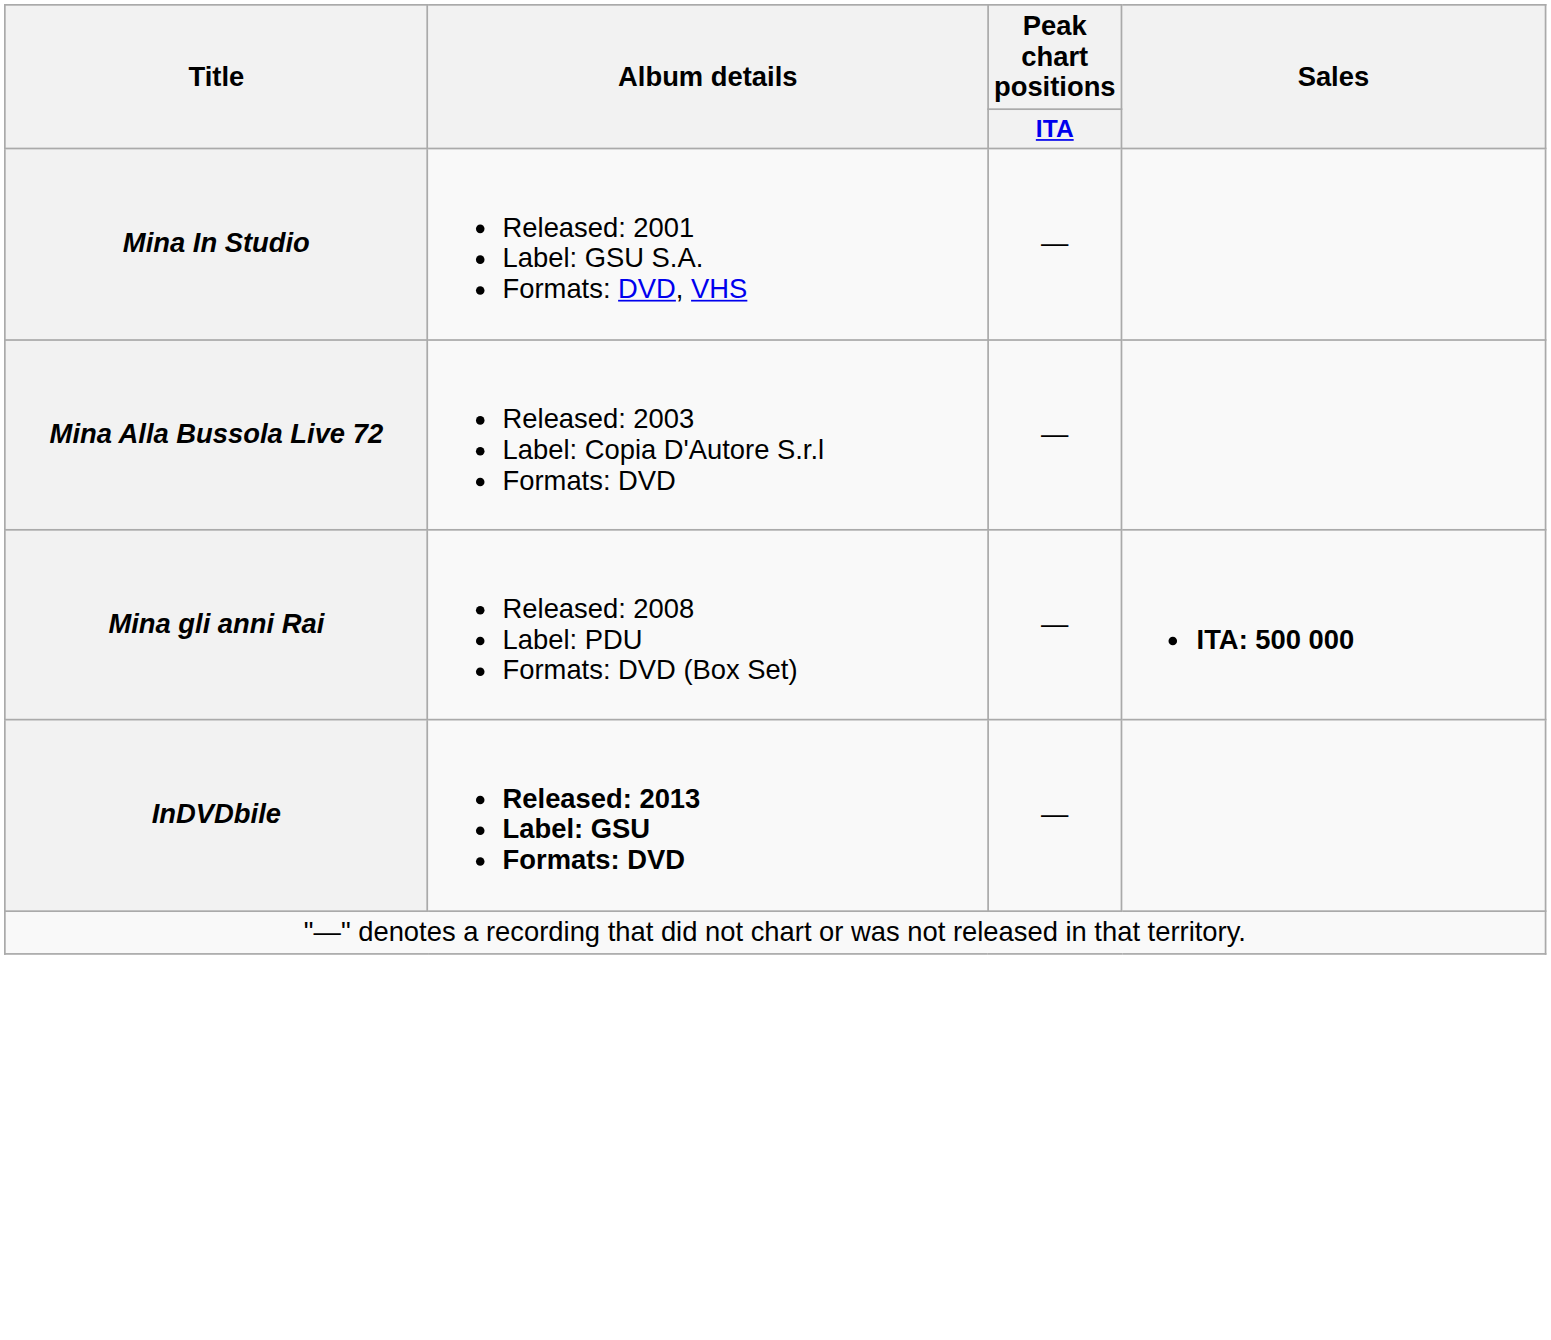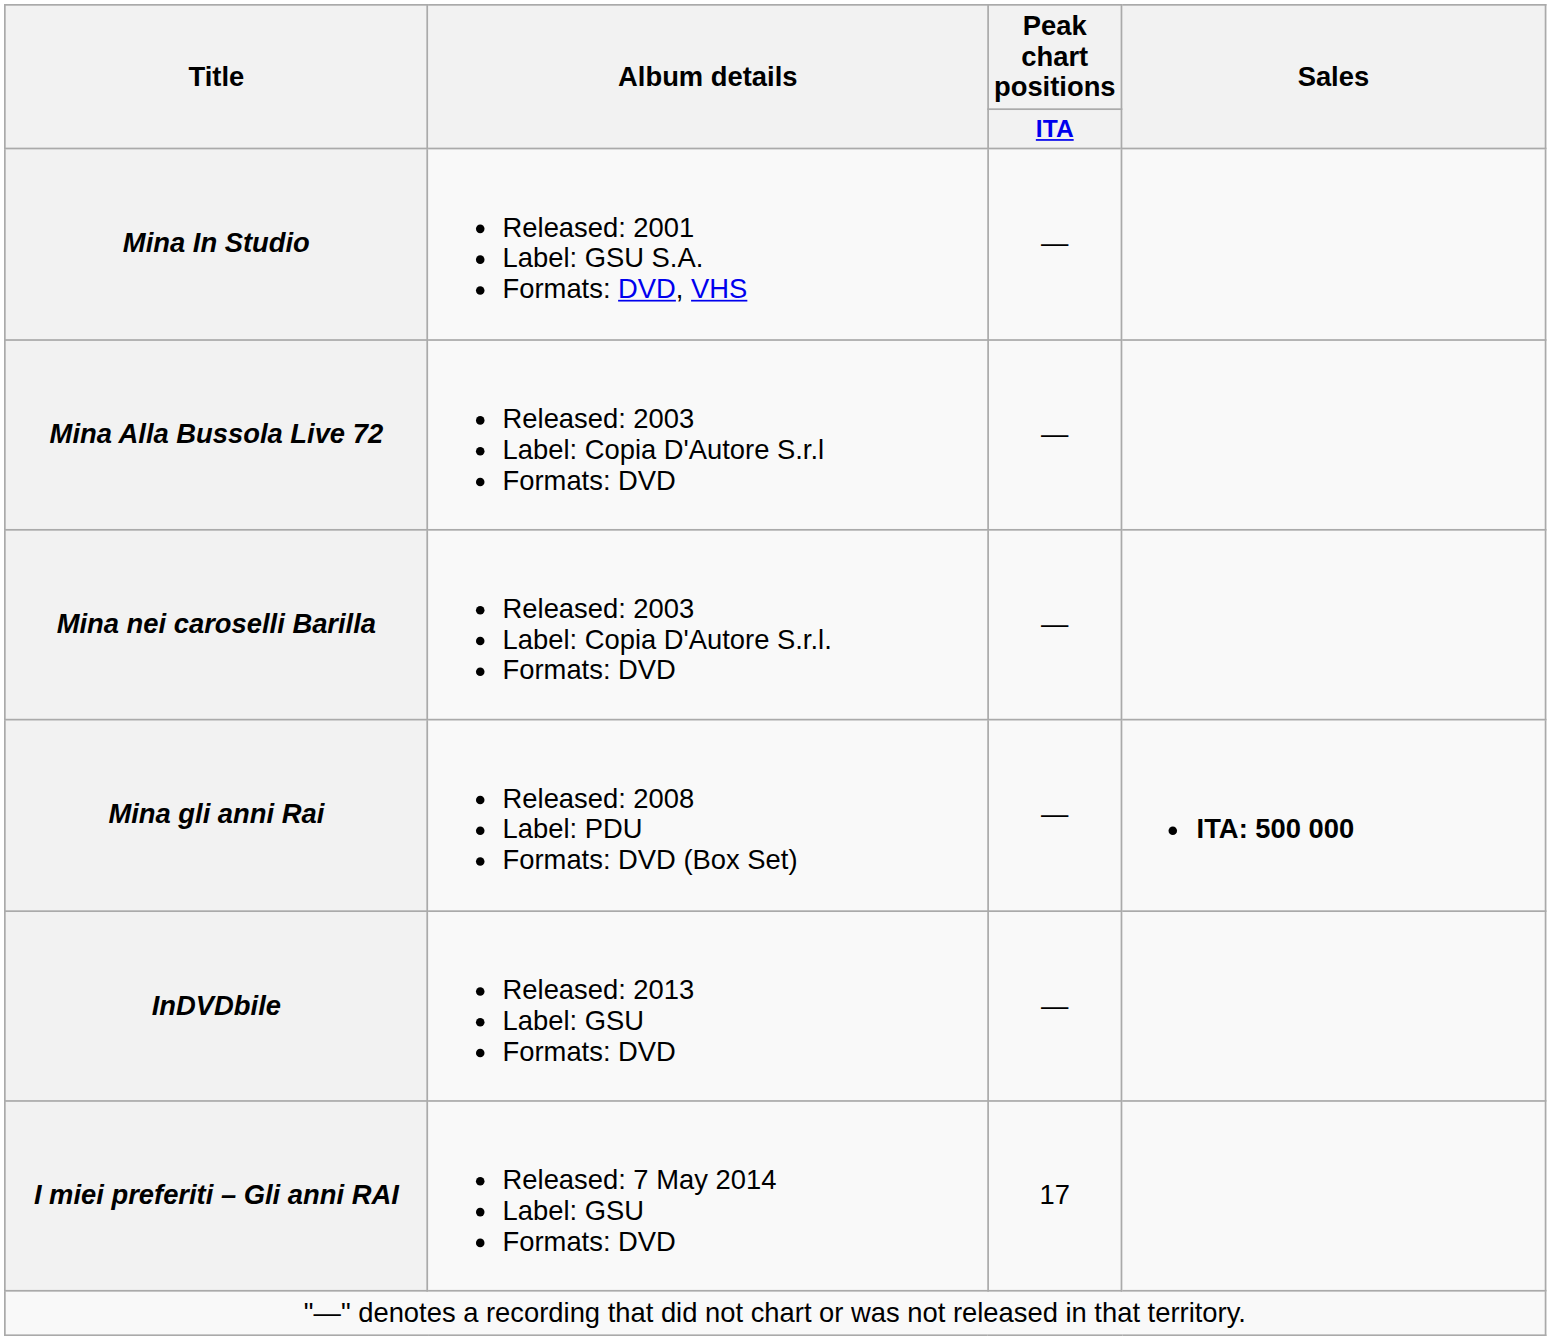+ row: (216, 624)
(708, 831) bold -> (708, 1021) normal
+ row: (216, 1195)
